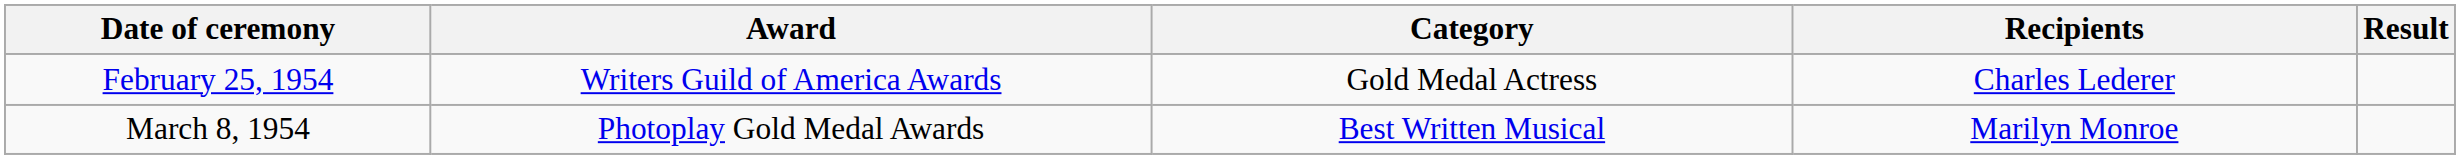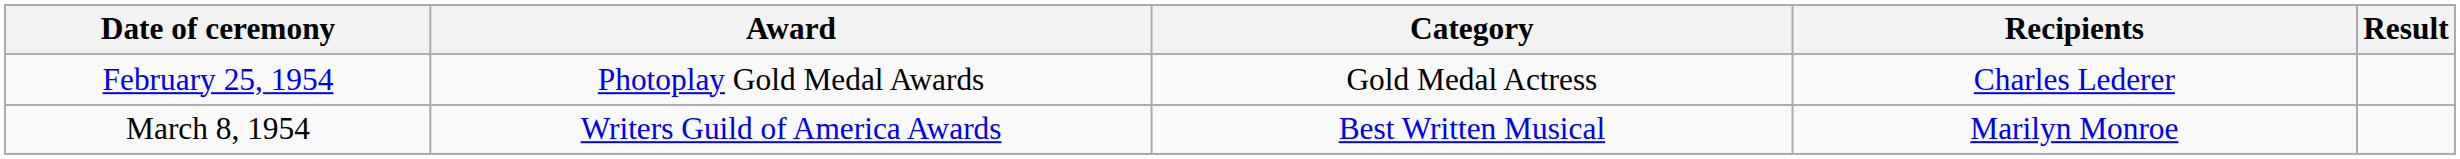(791, 79) Writers Guild of America Awards -> (791, 79) Photoplay Gold Medal Awards
(791, 128) Photoplay Gold Medal Awards -> (791, 128) Writers Guild of America Awards
